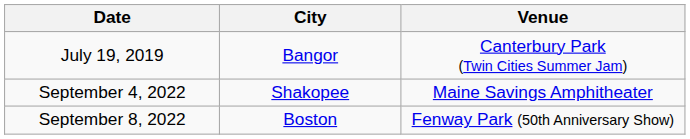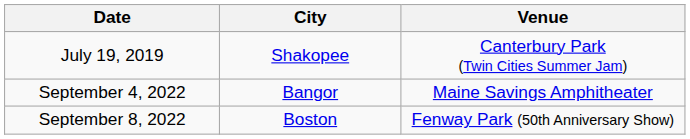(310, 55) Bangor -> (310, 55) Shakopee
(310, 92) Shakopee -> (310, 92) Bangor
